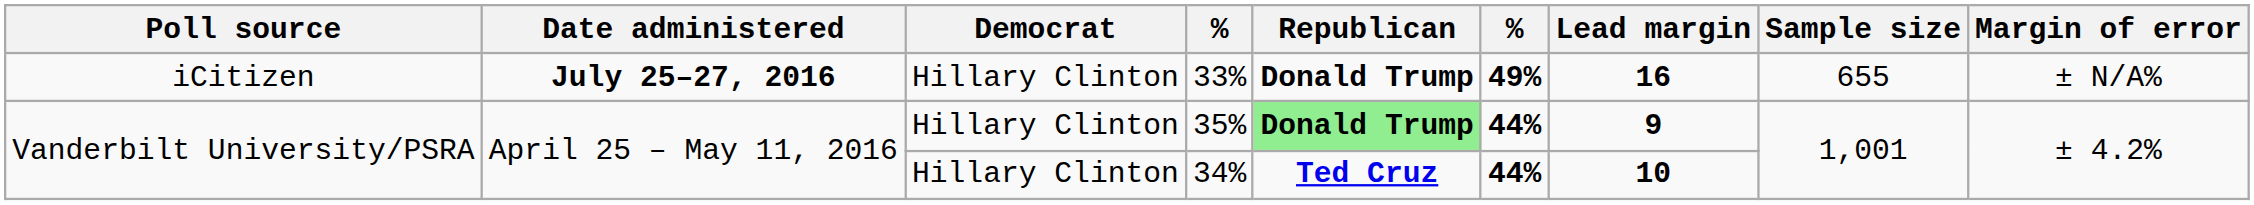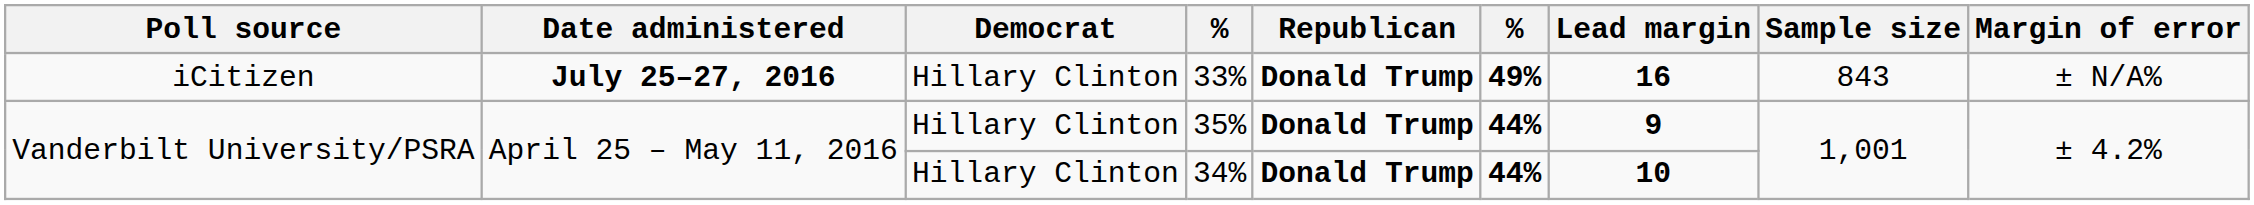(1863, 78) 655 -> (1863, 78) 843
(1367, 126) lightgreen background -> (1367, 126) no background
(1367, 174) Ted Cruz -> (1367, 174) Donald Trump
